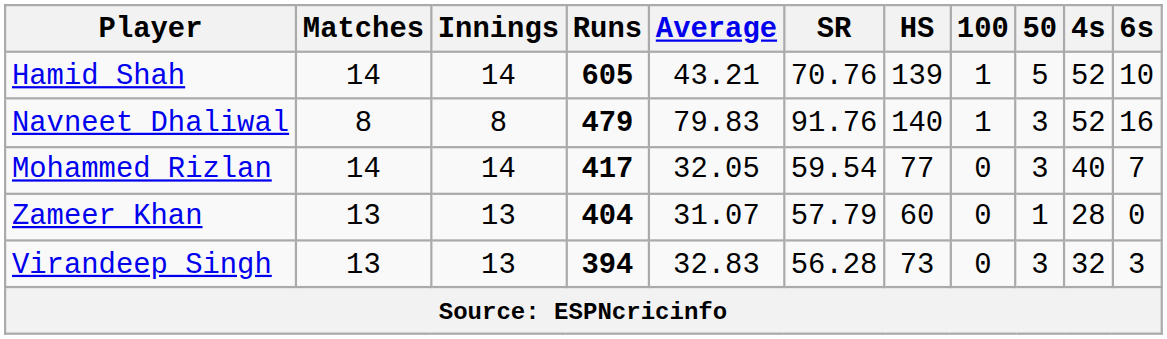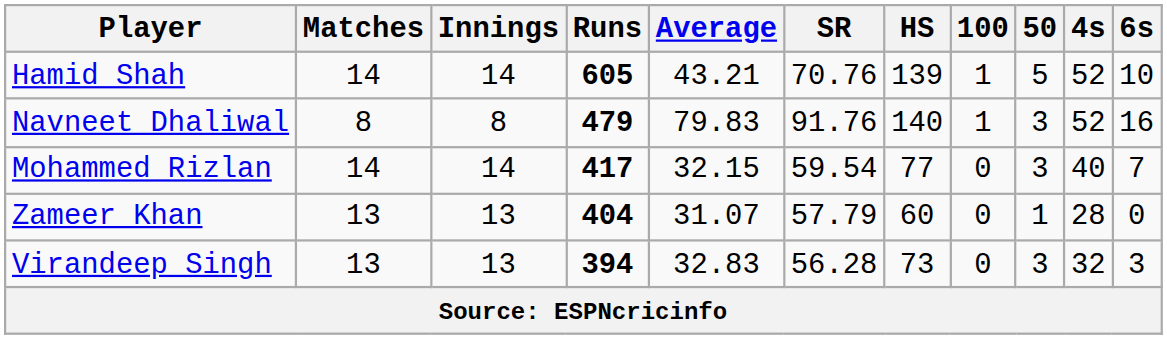(716, 170) 32.05 -> (716, 170) 32.15
